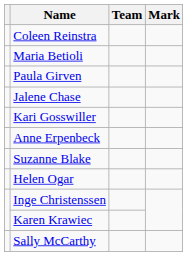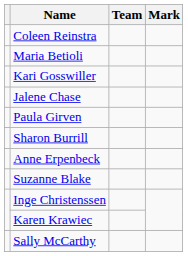rows swapped: (47, 76) <-> (55, 117)
+ row: (51, 138)
- row: (43, 179)
